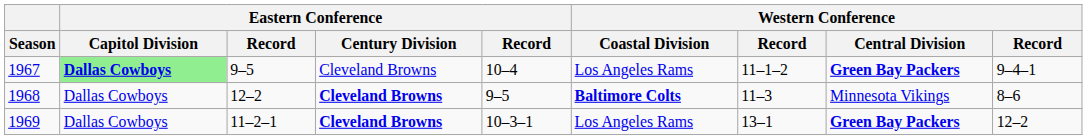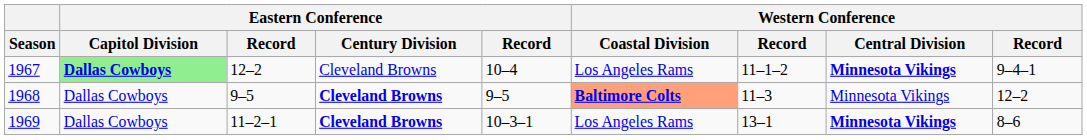(242, 69) 9–5 -> (246, 69) 12–2
(895, 69) Green Bay Packers -> (893, 69) Minnesota Vikings
(246, 95) 12–2 -> (242, 95) 9–5
(628, 95) no background -> (628, 95) lightsalmon background
(1009, 95) 8–6 -> (1012, 95) 12–2
(895, 121) Green Bay Packers -> (893, 121) Minnesota Vikings
(1012, 121) 12–2 -> (1009, 121) 8–6
